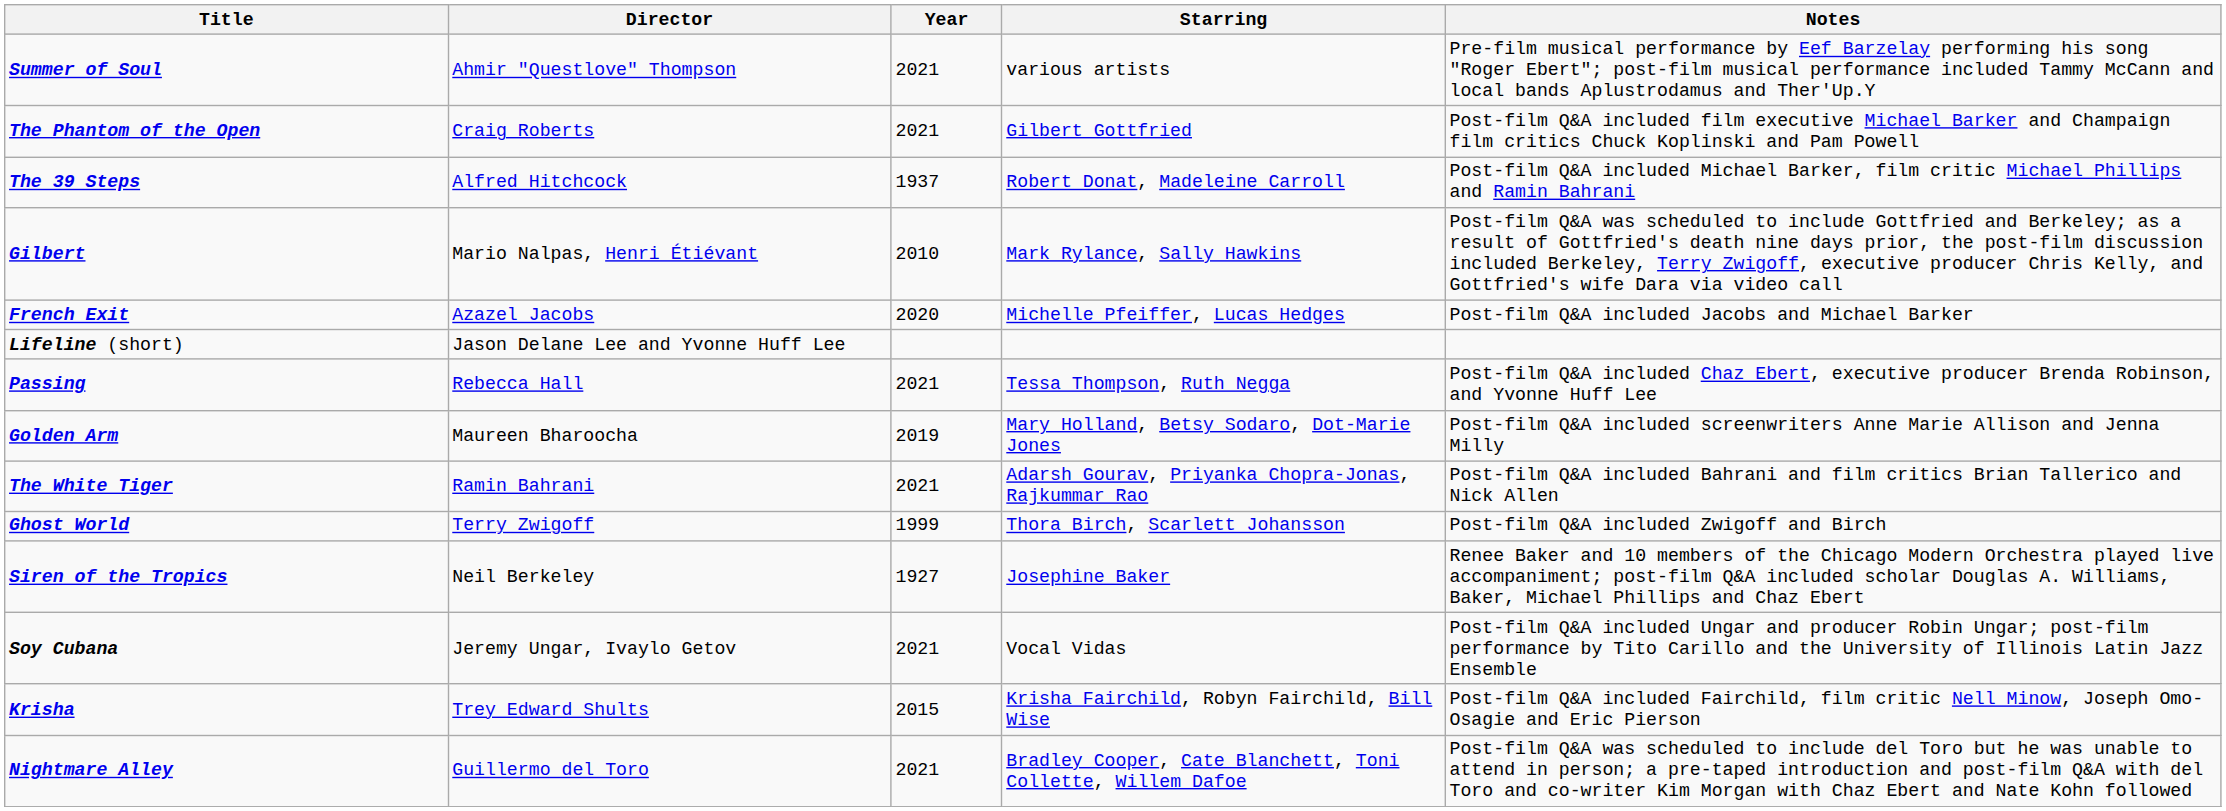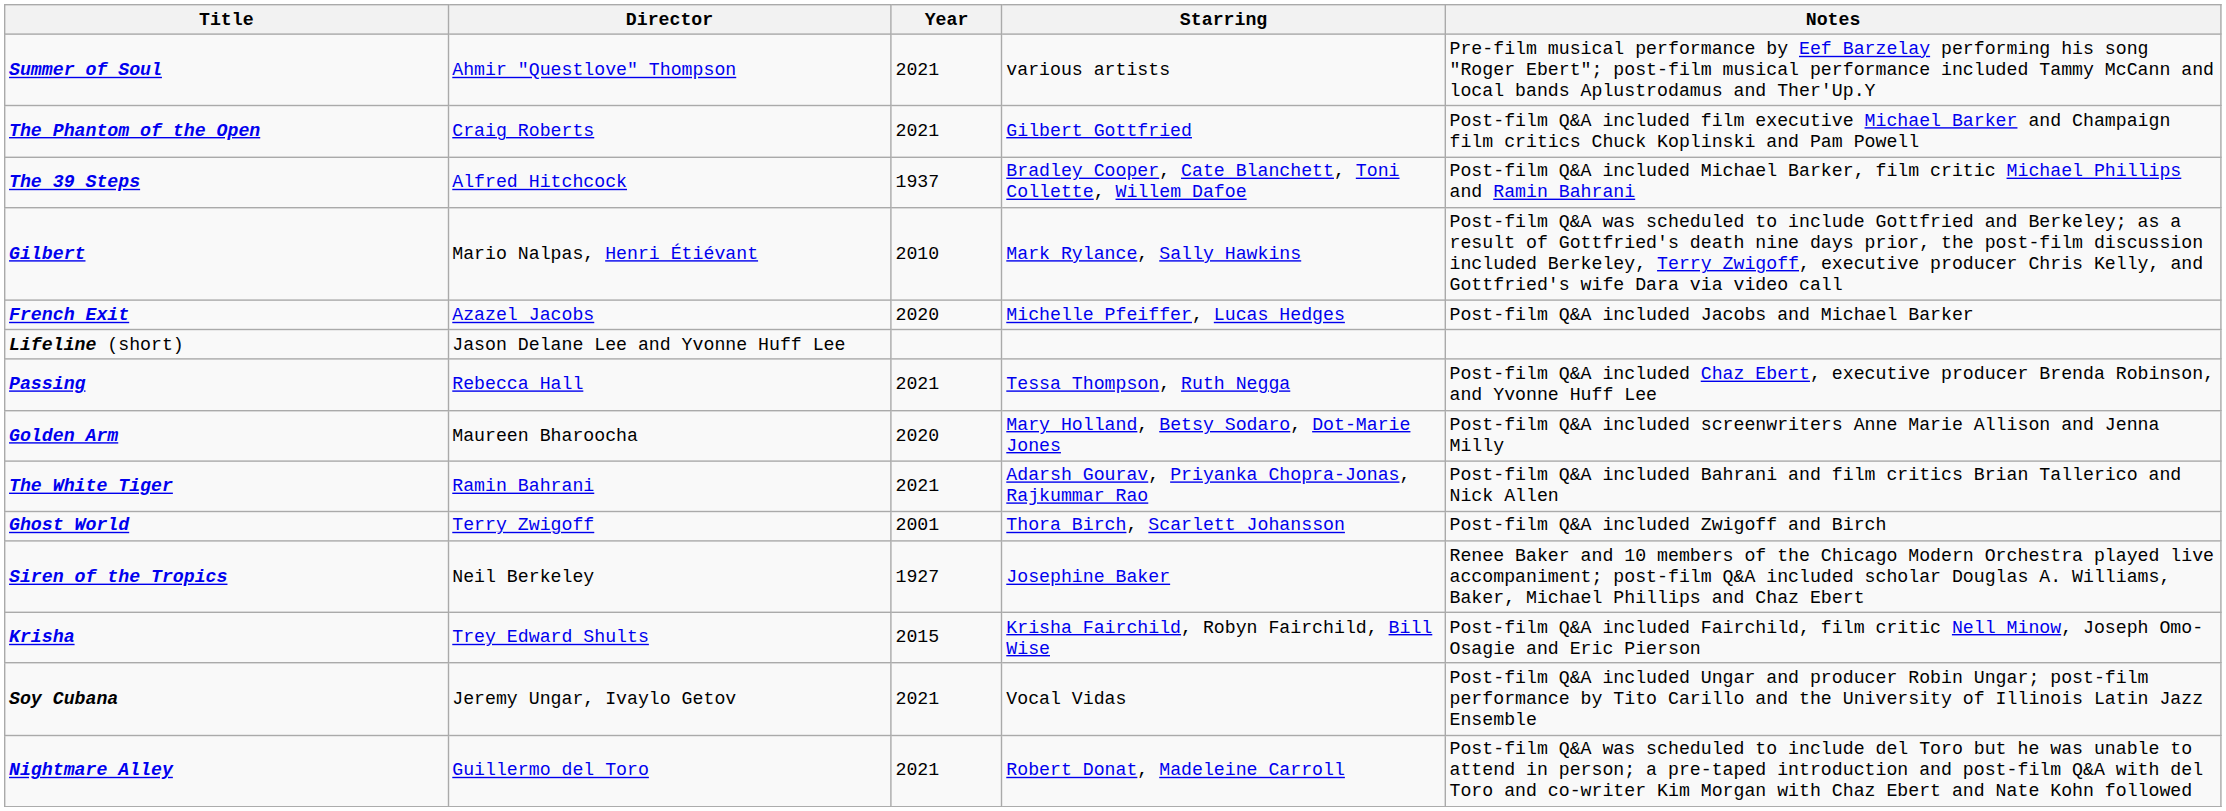(1176, 182) Robert Donat, Madeleine Carroll -> (1203, 182) Bradley Cooper, Cate Blanchett, Toni Collette, Willem Dafoe
(917, 435) 2019 -> (917, 435) 2020
(917, 526) 1999 -> (917, 526) 2001
rows swapped: (42, 710) <-> (64, 648)
(1203, 771) Bradley Cooper, Cate Blanchett, Toni Collette, Willem Dafoe -> (1176, 771) Robert Donat, Madeleine Carroll
